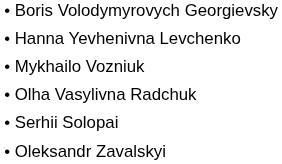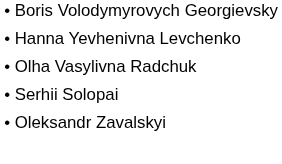- row: (74, 66)
